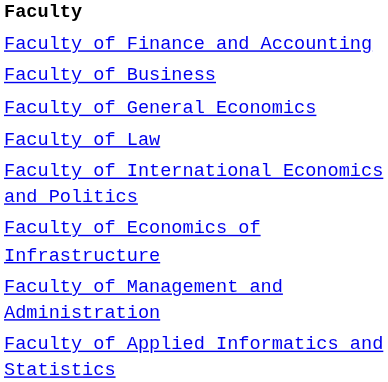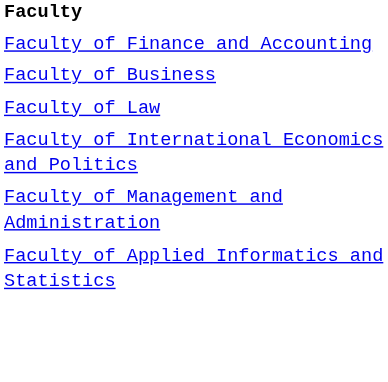- row: (160, 108)
- row: (132, 242)
